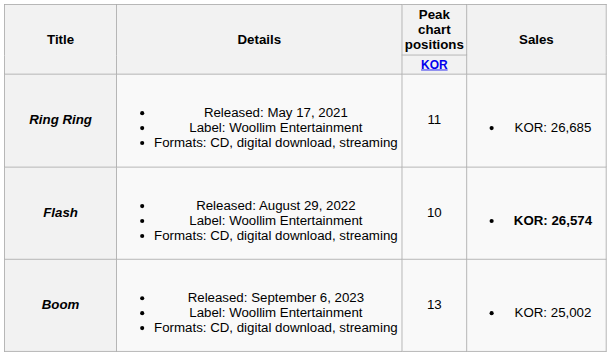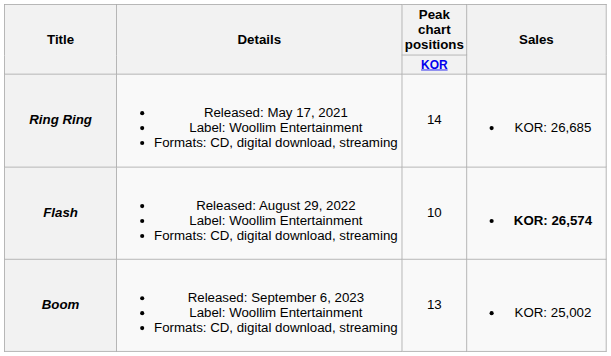(434, 120) 11 -> (434, 120) 14
